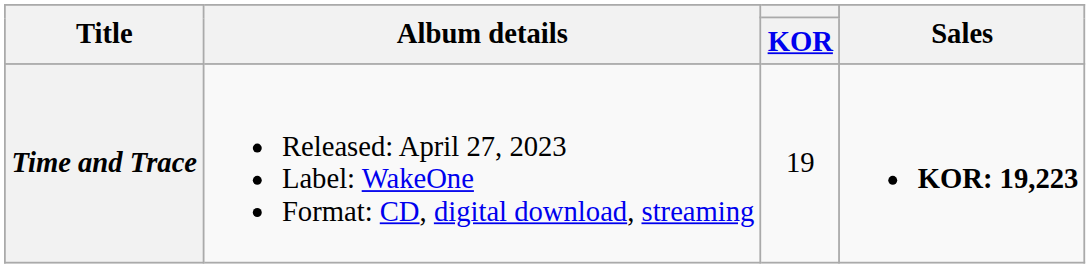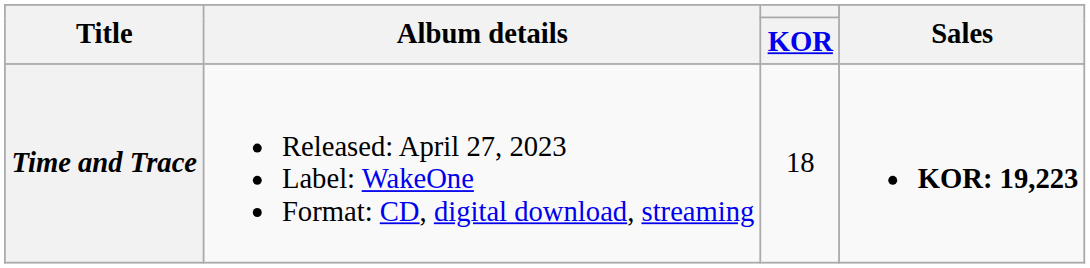(800, 162) 19 -> (800, 162) 18
